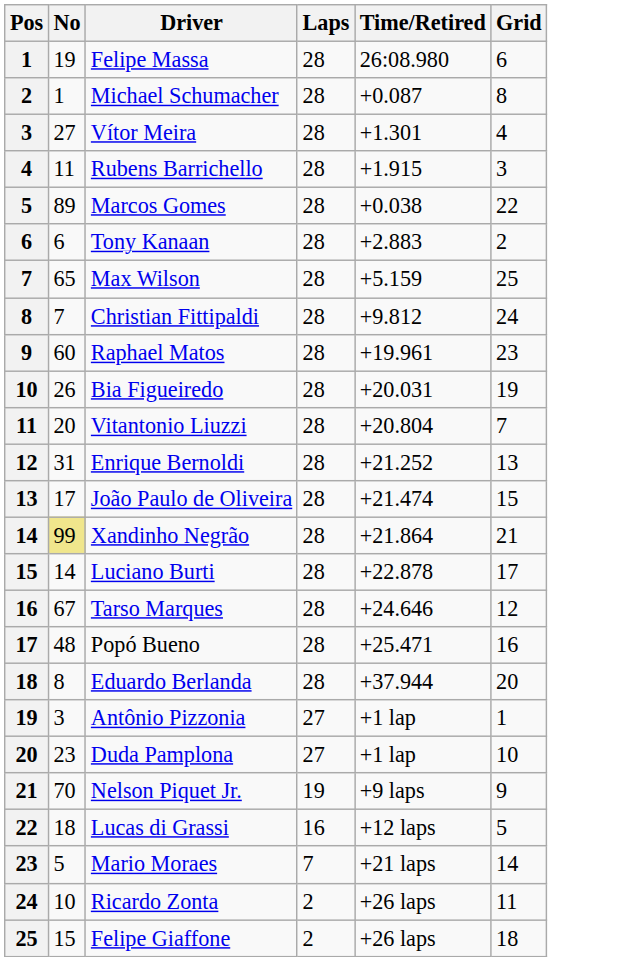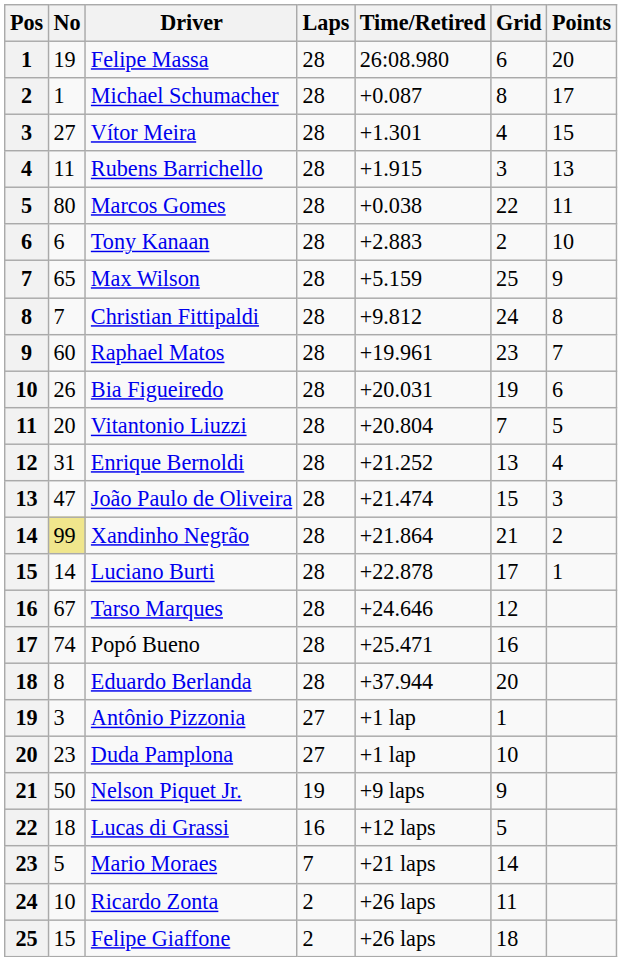+ column: (582, 22)
(65, 205) 89 -> (65, 205) 80
(65, 498) 17 -> (65, 498) 47
(65, 645) 48 -> (65, 645) 74
(65, 791) 70 -> (65, 791) 50
